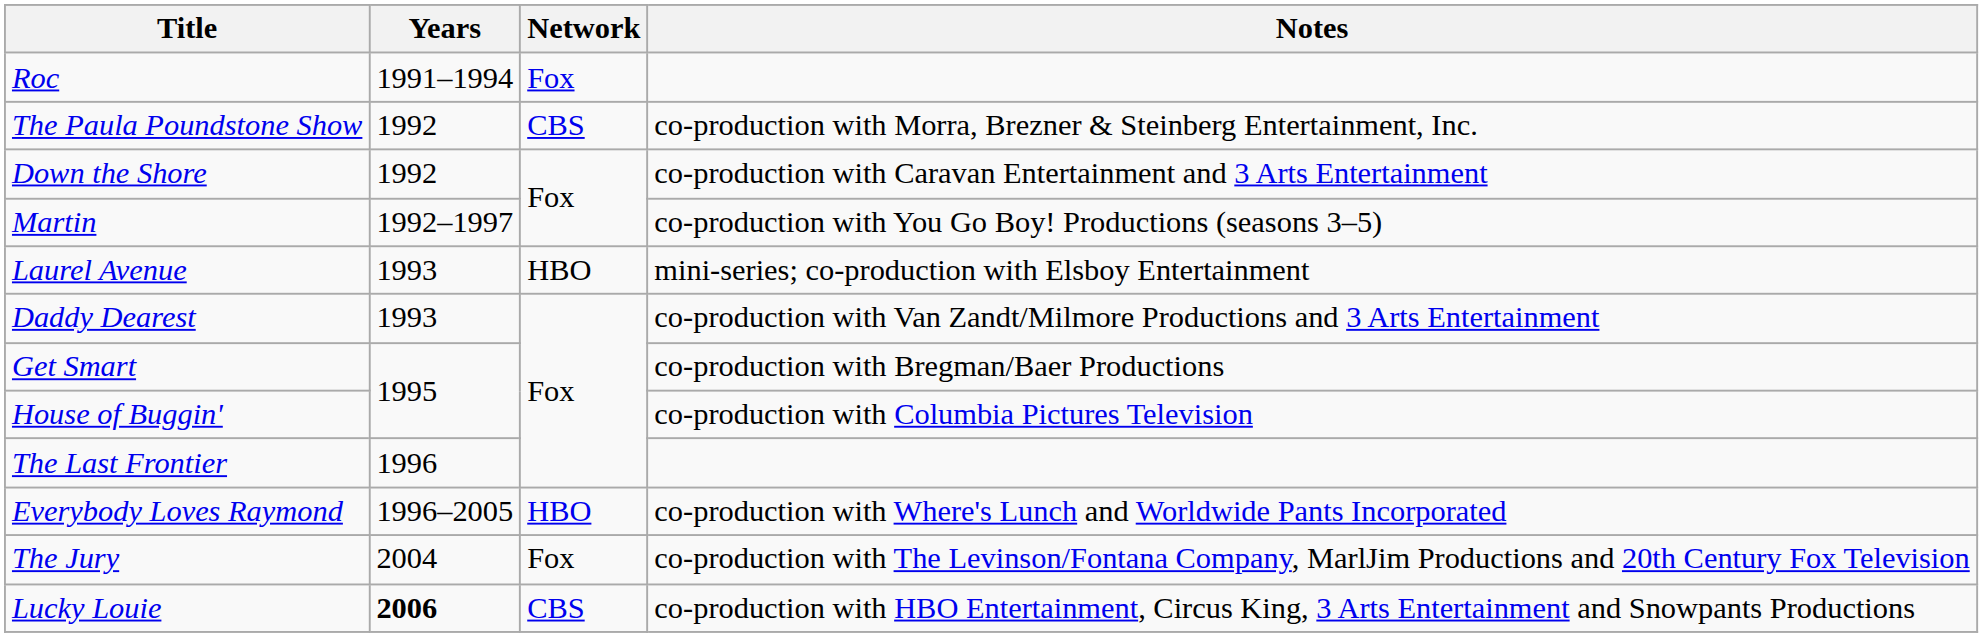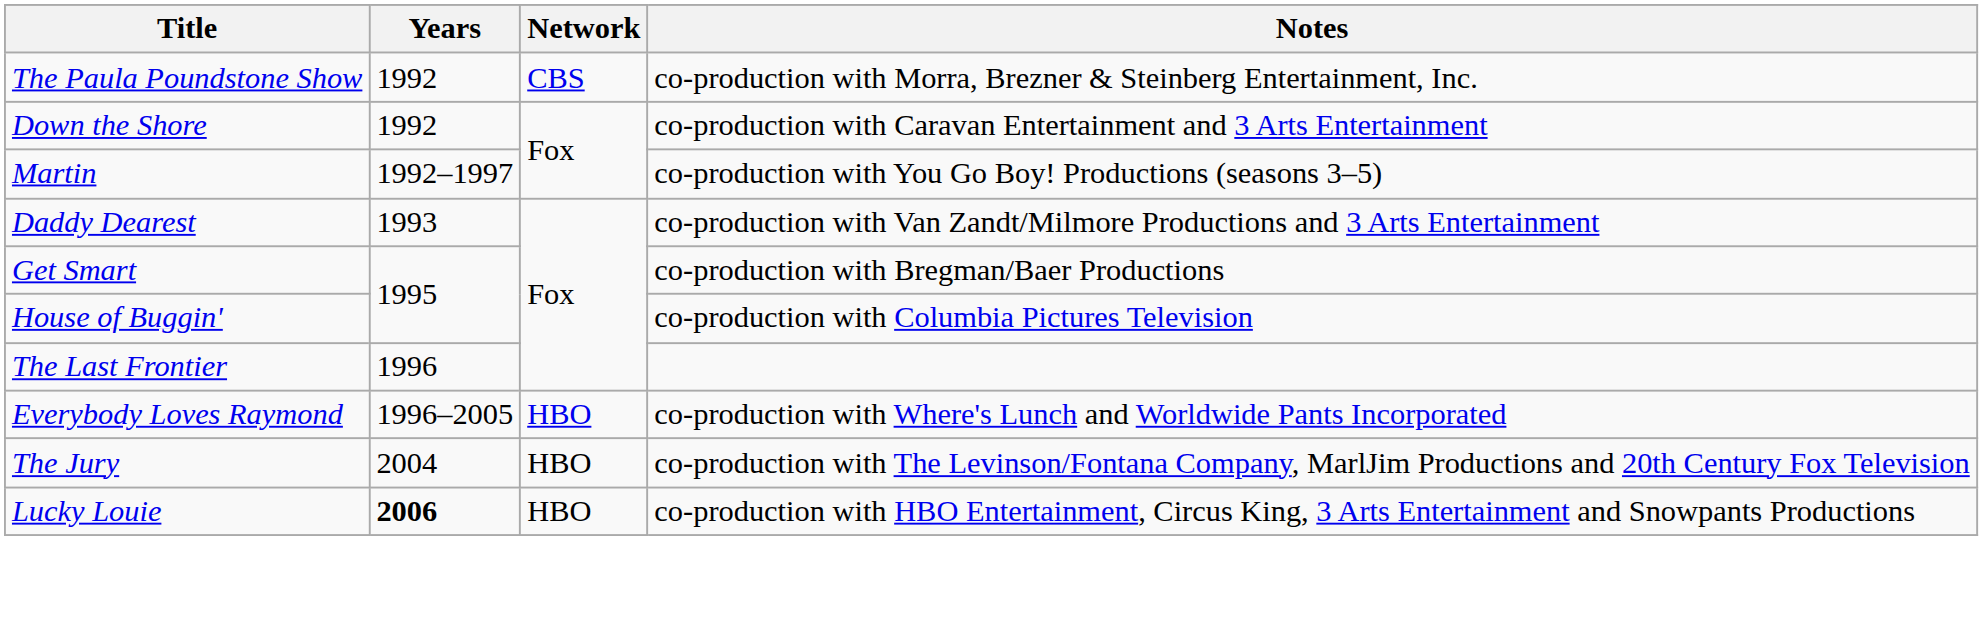- row: (36, 76)
- row: (99, 269)
(551, 558) Fox -> (559, 462) HBO
(556, 607) CBS -> (559, 510) HBO
